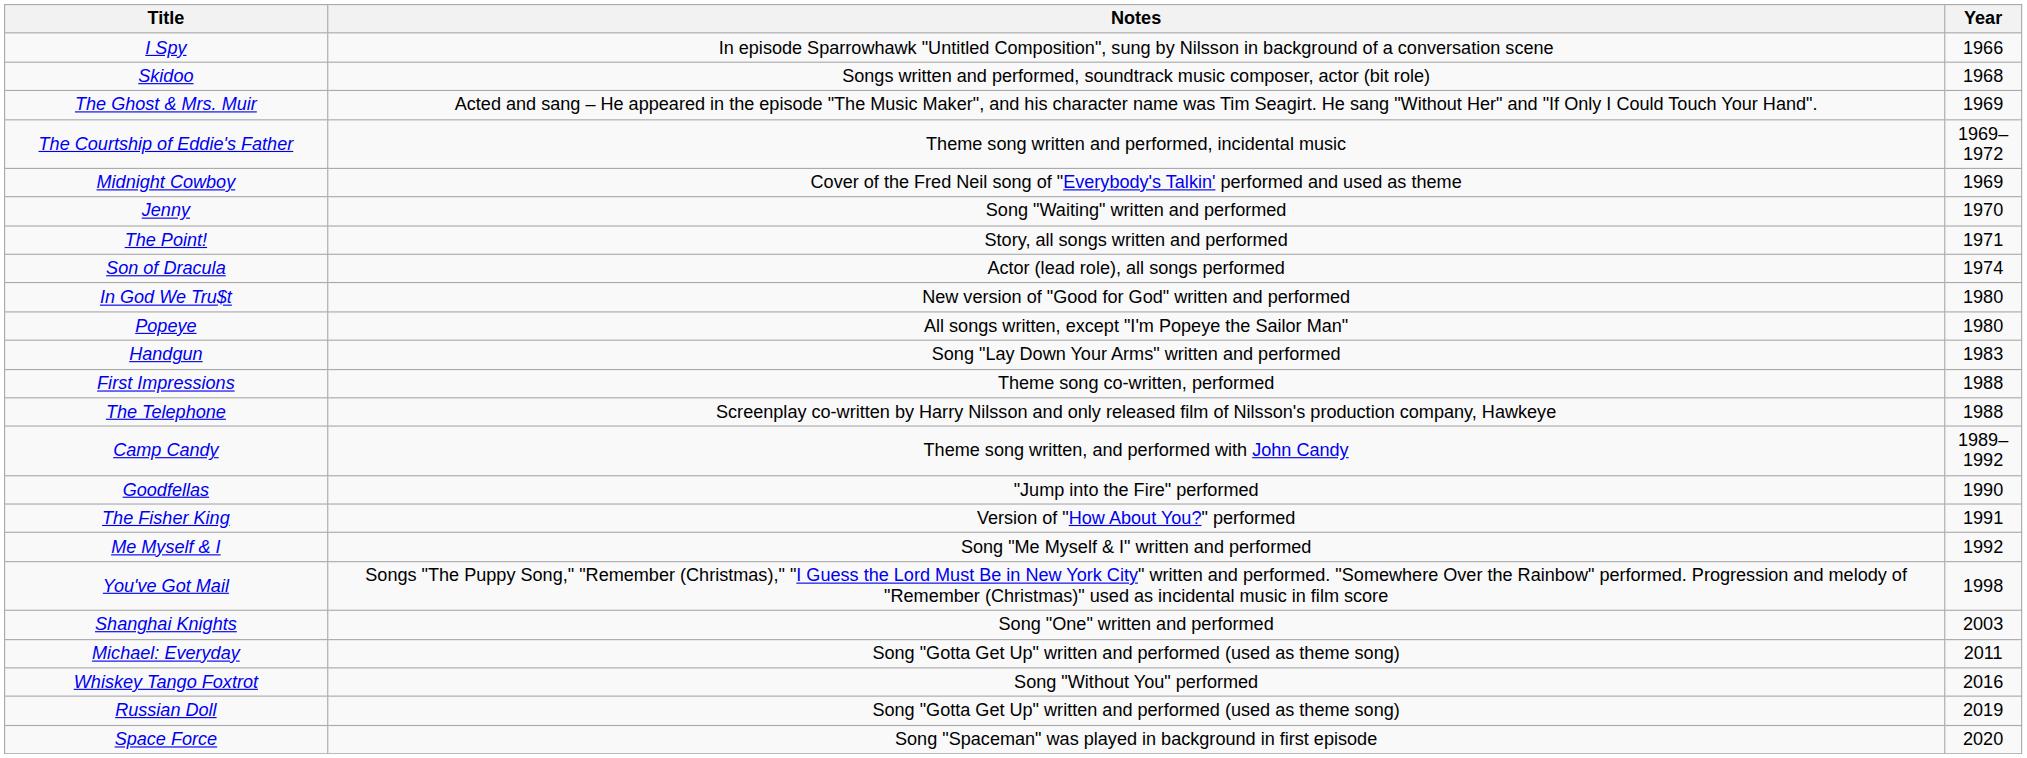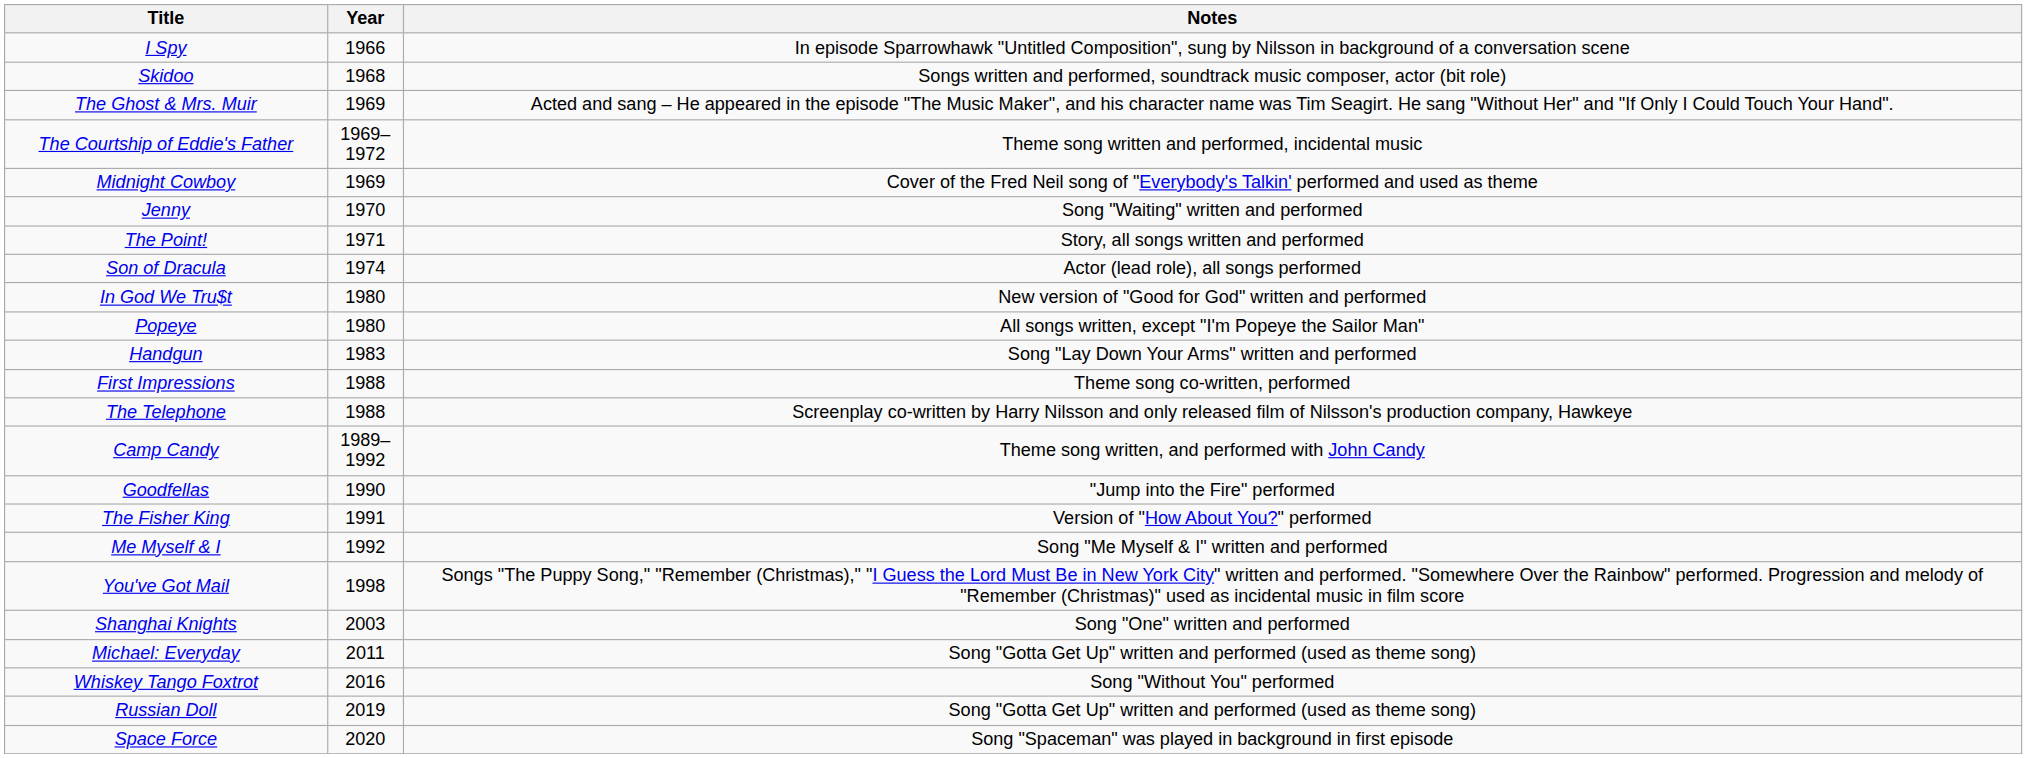columns swapped: (1983, 18) <-> (1136, 18)
